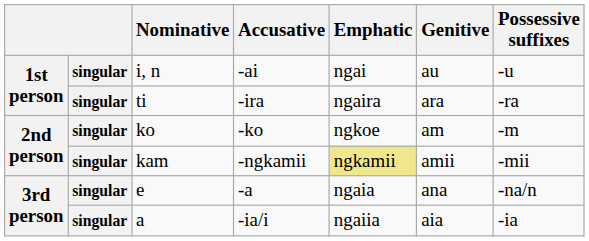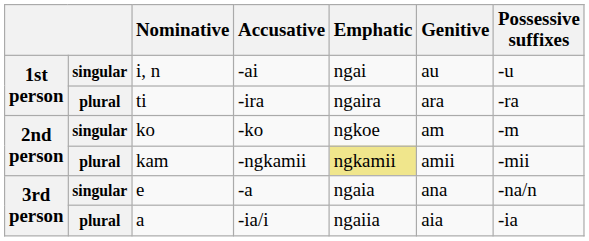(100, 101) singular -> (100, 101) plural
(100, 161) singular -> (100, 161) plural
(100, 221) singular -> (100, 221) plural
